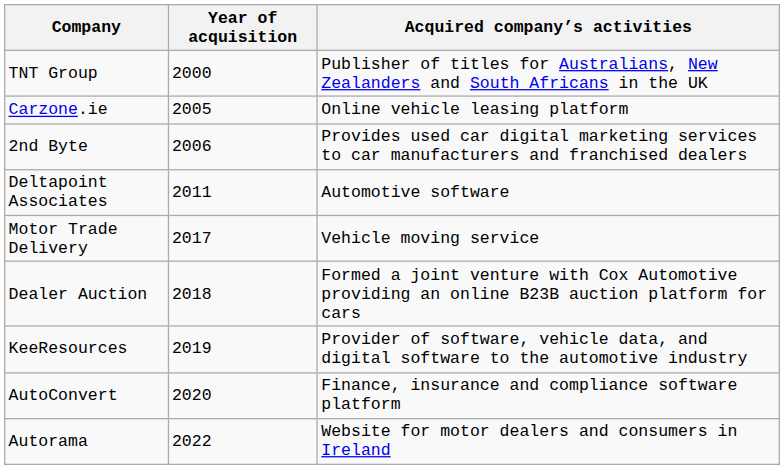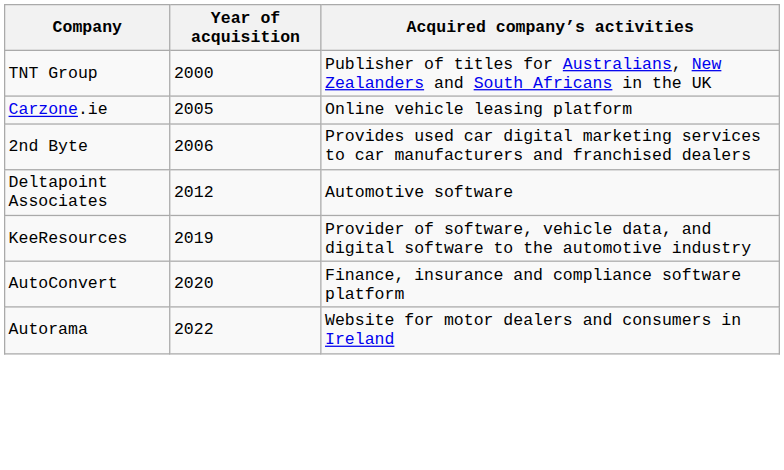(192, 192) 2011 -> (194, 192) 2012
- row: (63, 238)
- row: (78, 294)
